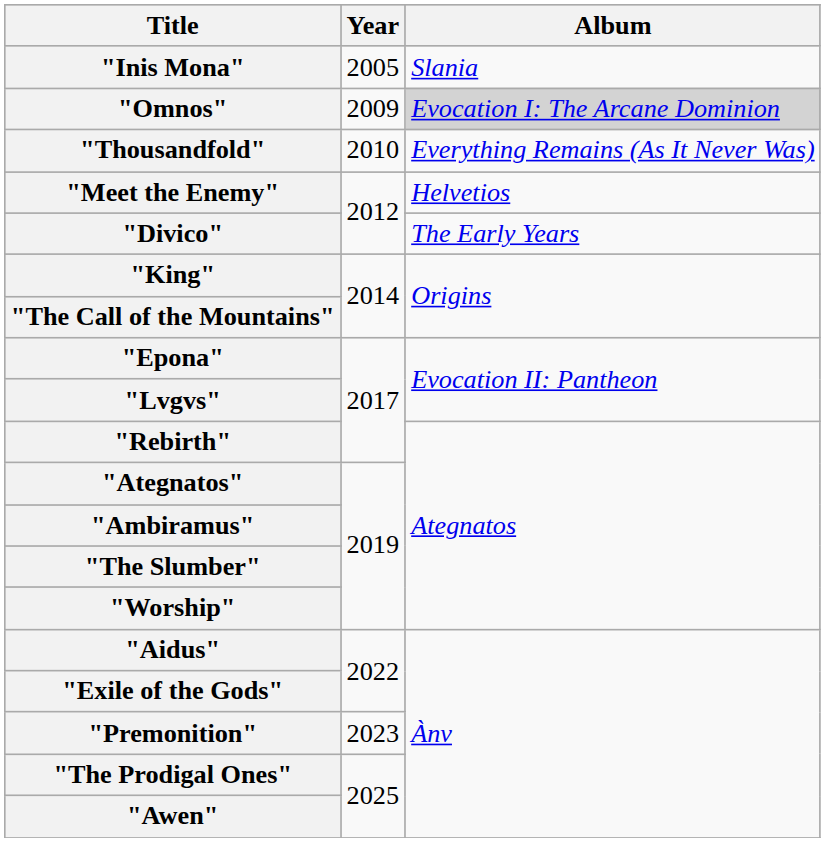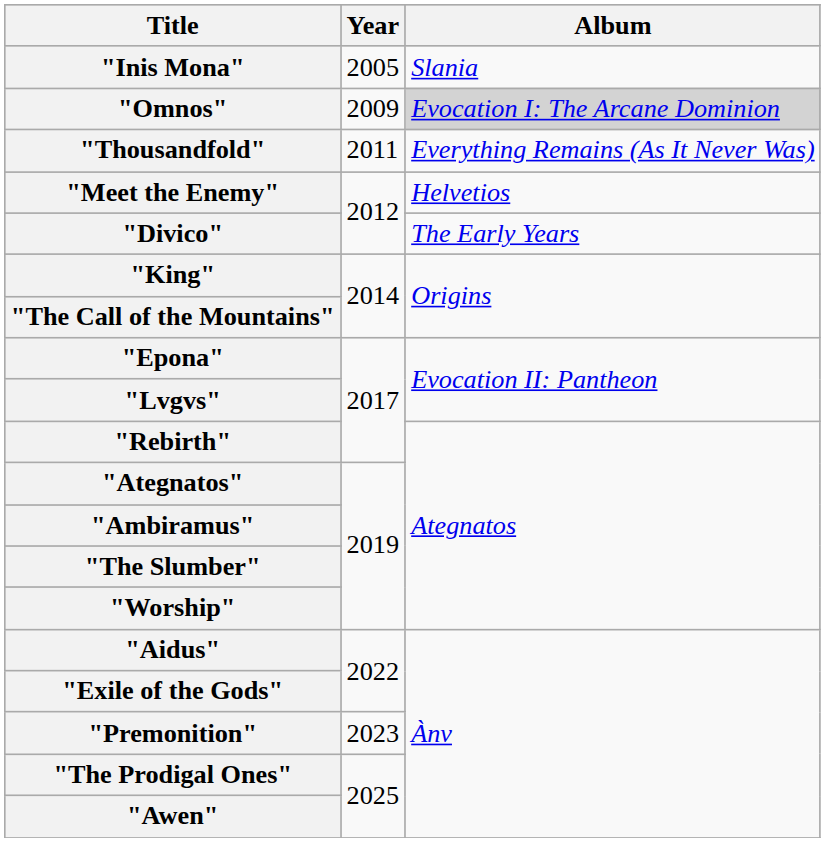(373, 150) 2010 -> (372, 150) 2011
